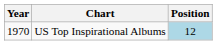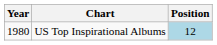(18, 31) 1970 -> (18, 31) 1980
